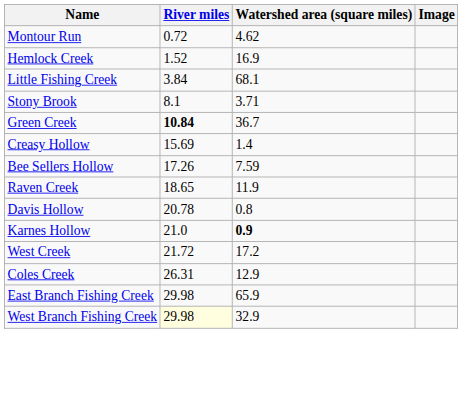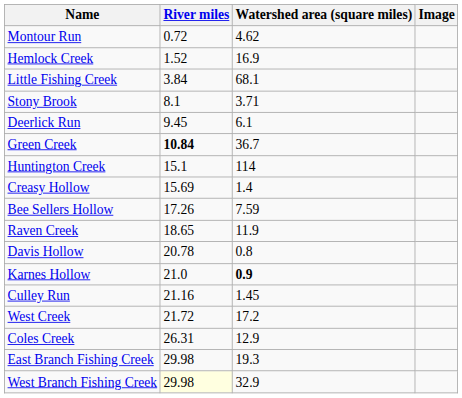+ row: (44, 123)
+ row: (56, 166)
+ row: (39, 295)
(247, 295) 65.9 -> (247, 360) 19.3
